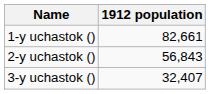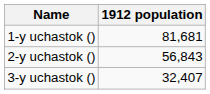(182, 36) 82,661 -> (182, 36) 81,681
